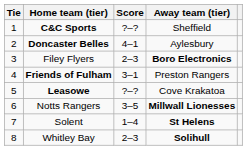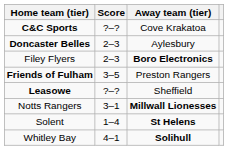- column: (14, 12)
(192, 27) Sheffield -> (173, 27) Cove Krakatoa
(130, 43) 4–1 -> (111, 43) 2–3
(130, 74) 3–1 -> (111, 74) 3–5
(192, 90) Cove Krakatoa -> (173, 90) Sheffield
(130, 106) 3–5 -> (111, 106) 3–1
(130, 137) 2–3 -> (111, 137) 4–1
